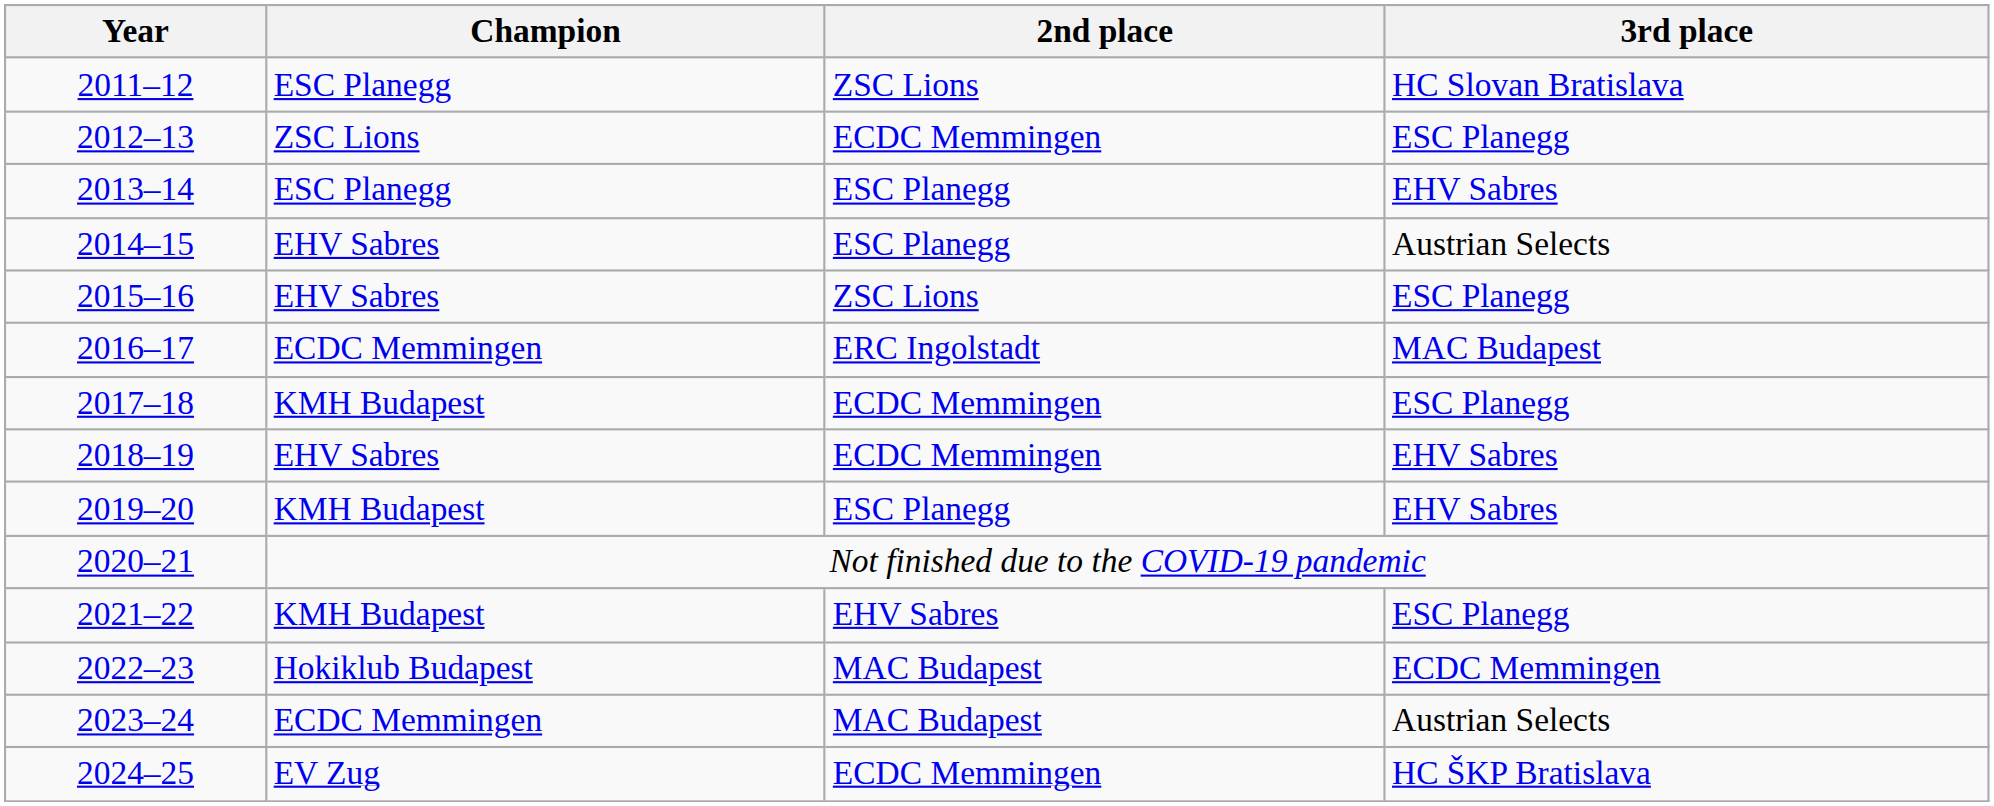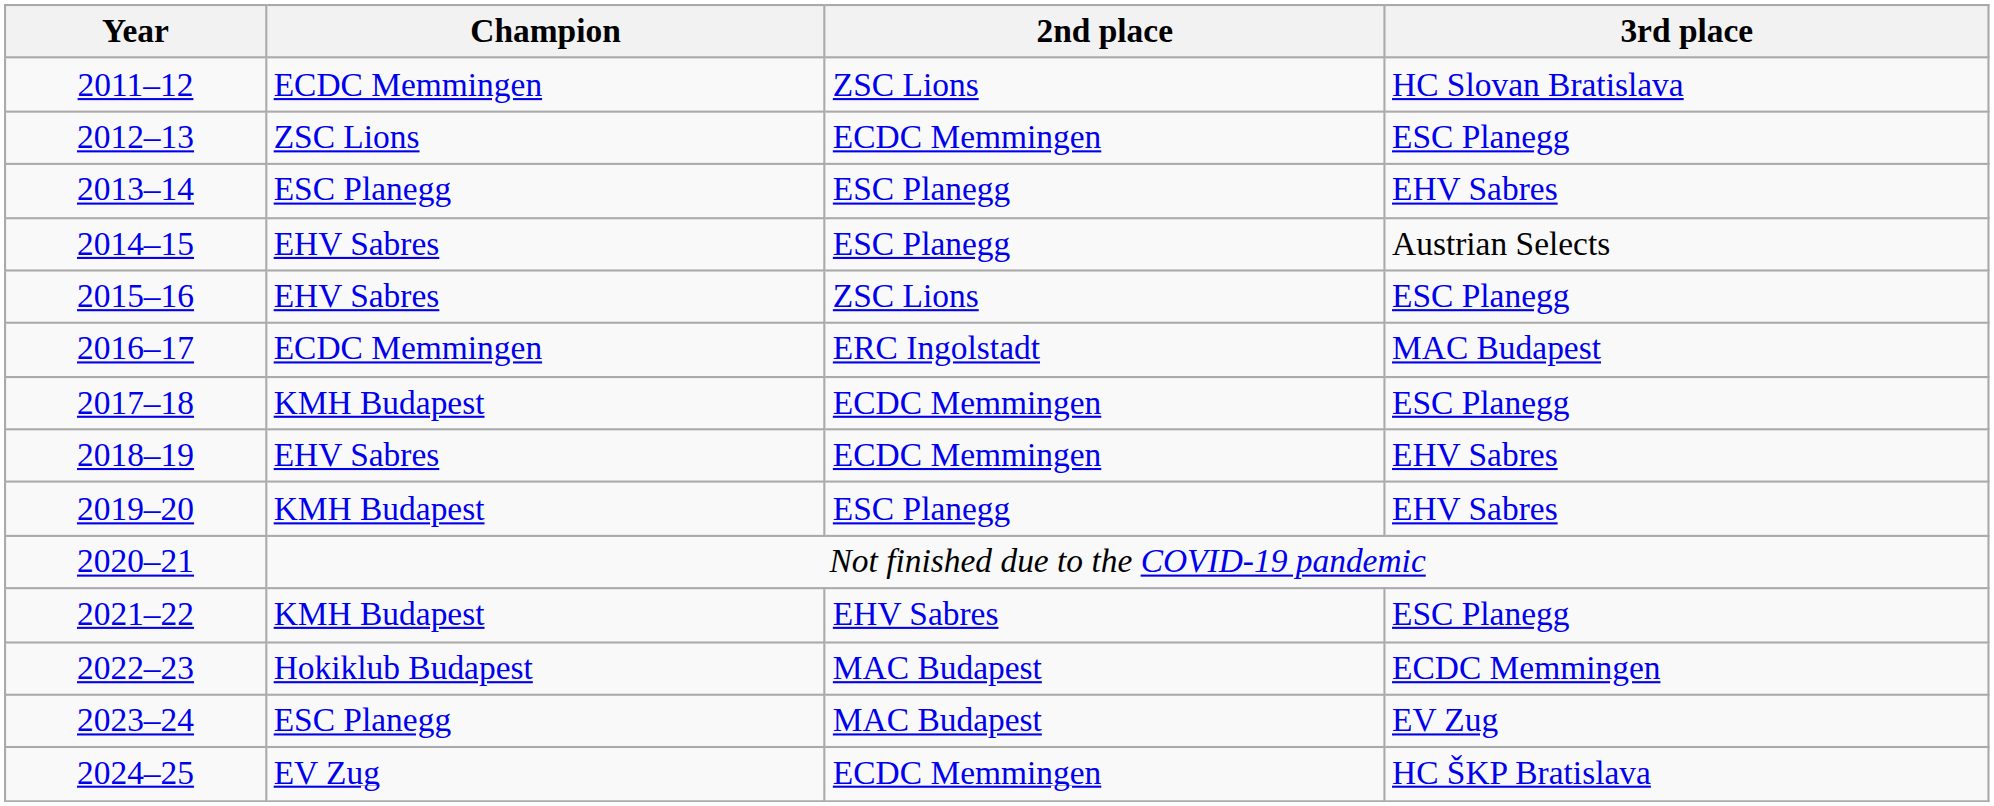(362, 84) ESC Planegg -> (408, 84) ECDC Memmingen
(408, 720) ECDC Memmingen -> (362, 720) ESC Planegg
(1501, 720) Austrian Selects -> (1445, 720) EV Zug
